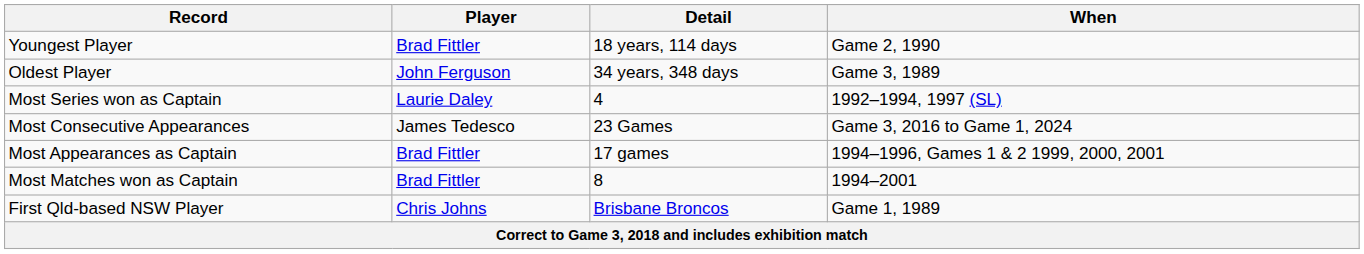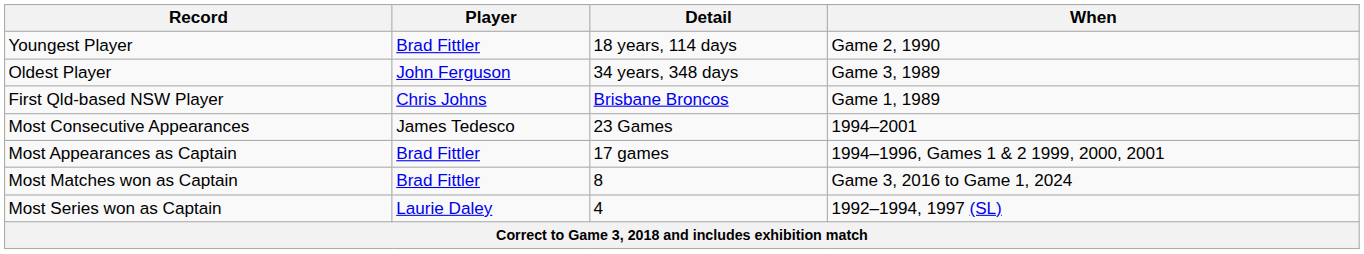rows swapped: (116, 208) <-> (115, 99)
(952, 126) Game 3, 2016 to Game 1, 2024 -> (874, 126) 1994–2001
(874, 180) 1994–2001 -> (952, 180) Game 3, 2016 to Game 1, 2024
